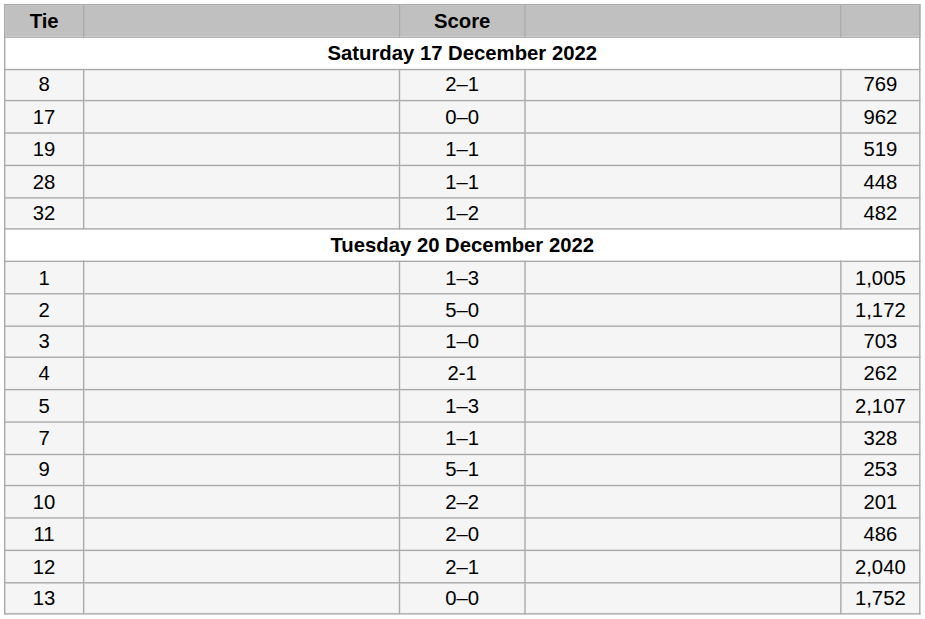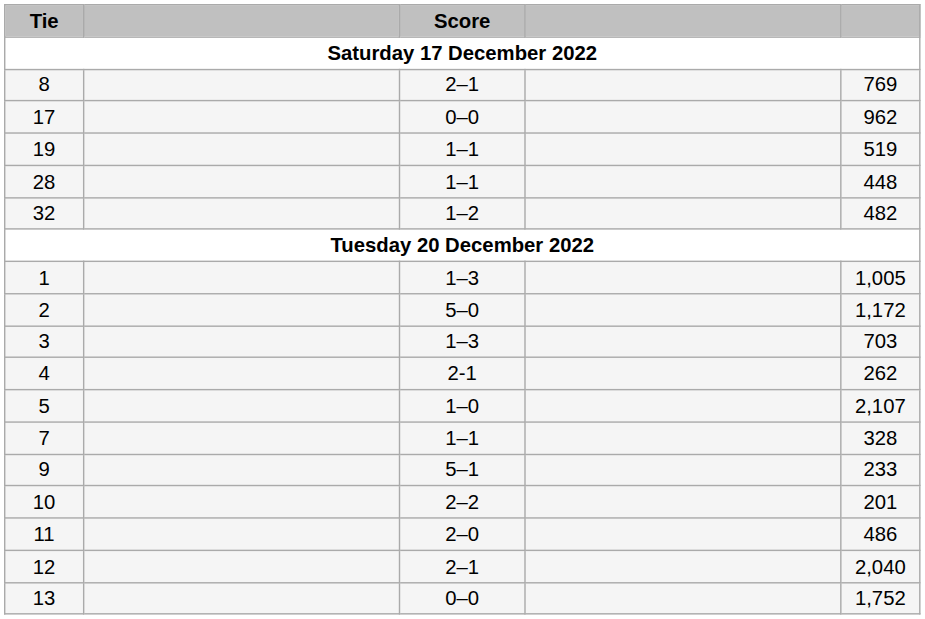(462, 342) 1–0 -> (462, 342) 1–3
(462, 406) 1–3 -> (462, 406) 1–0
(880, 470) 253 -> (880, 470) 233
